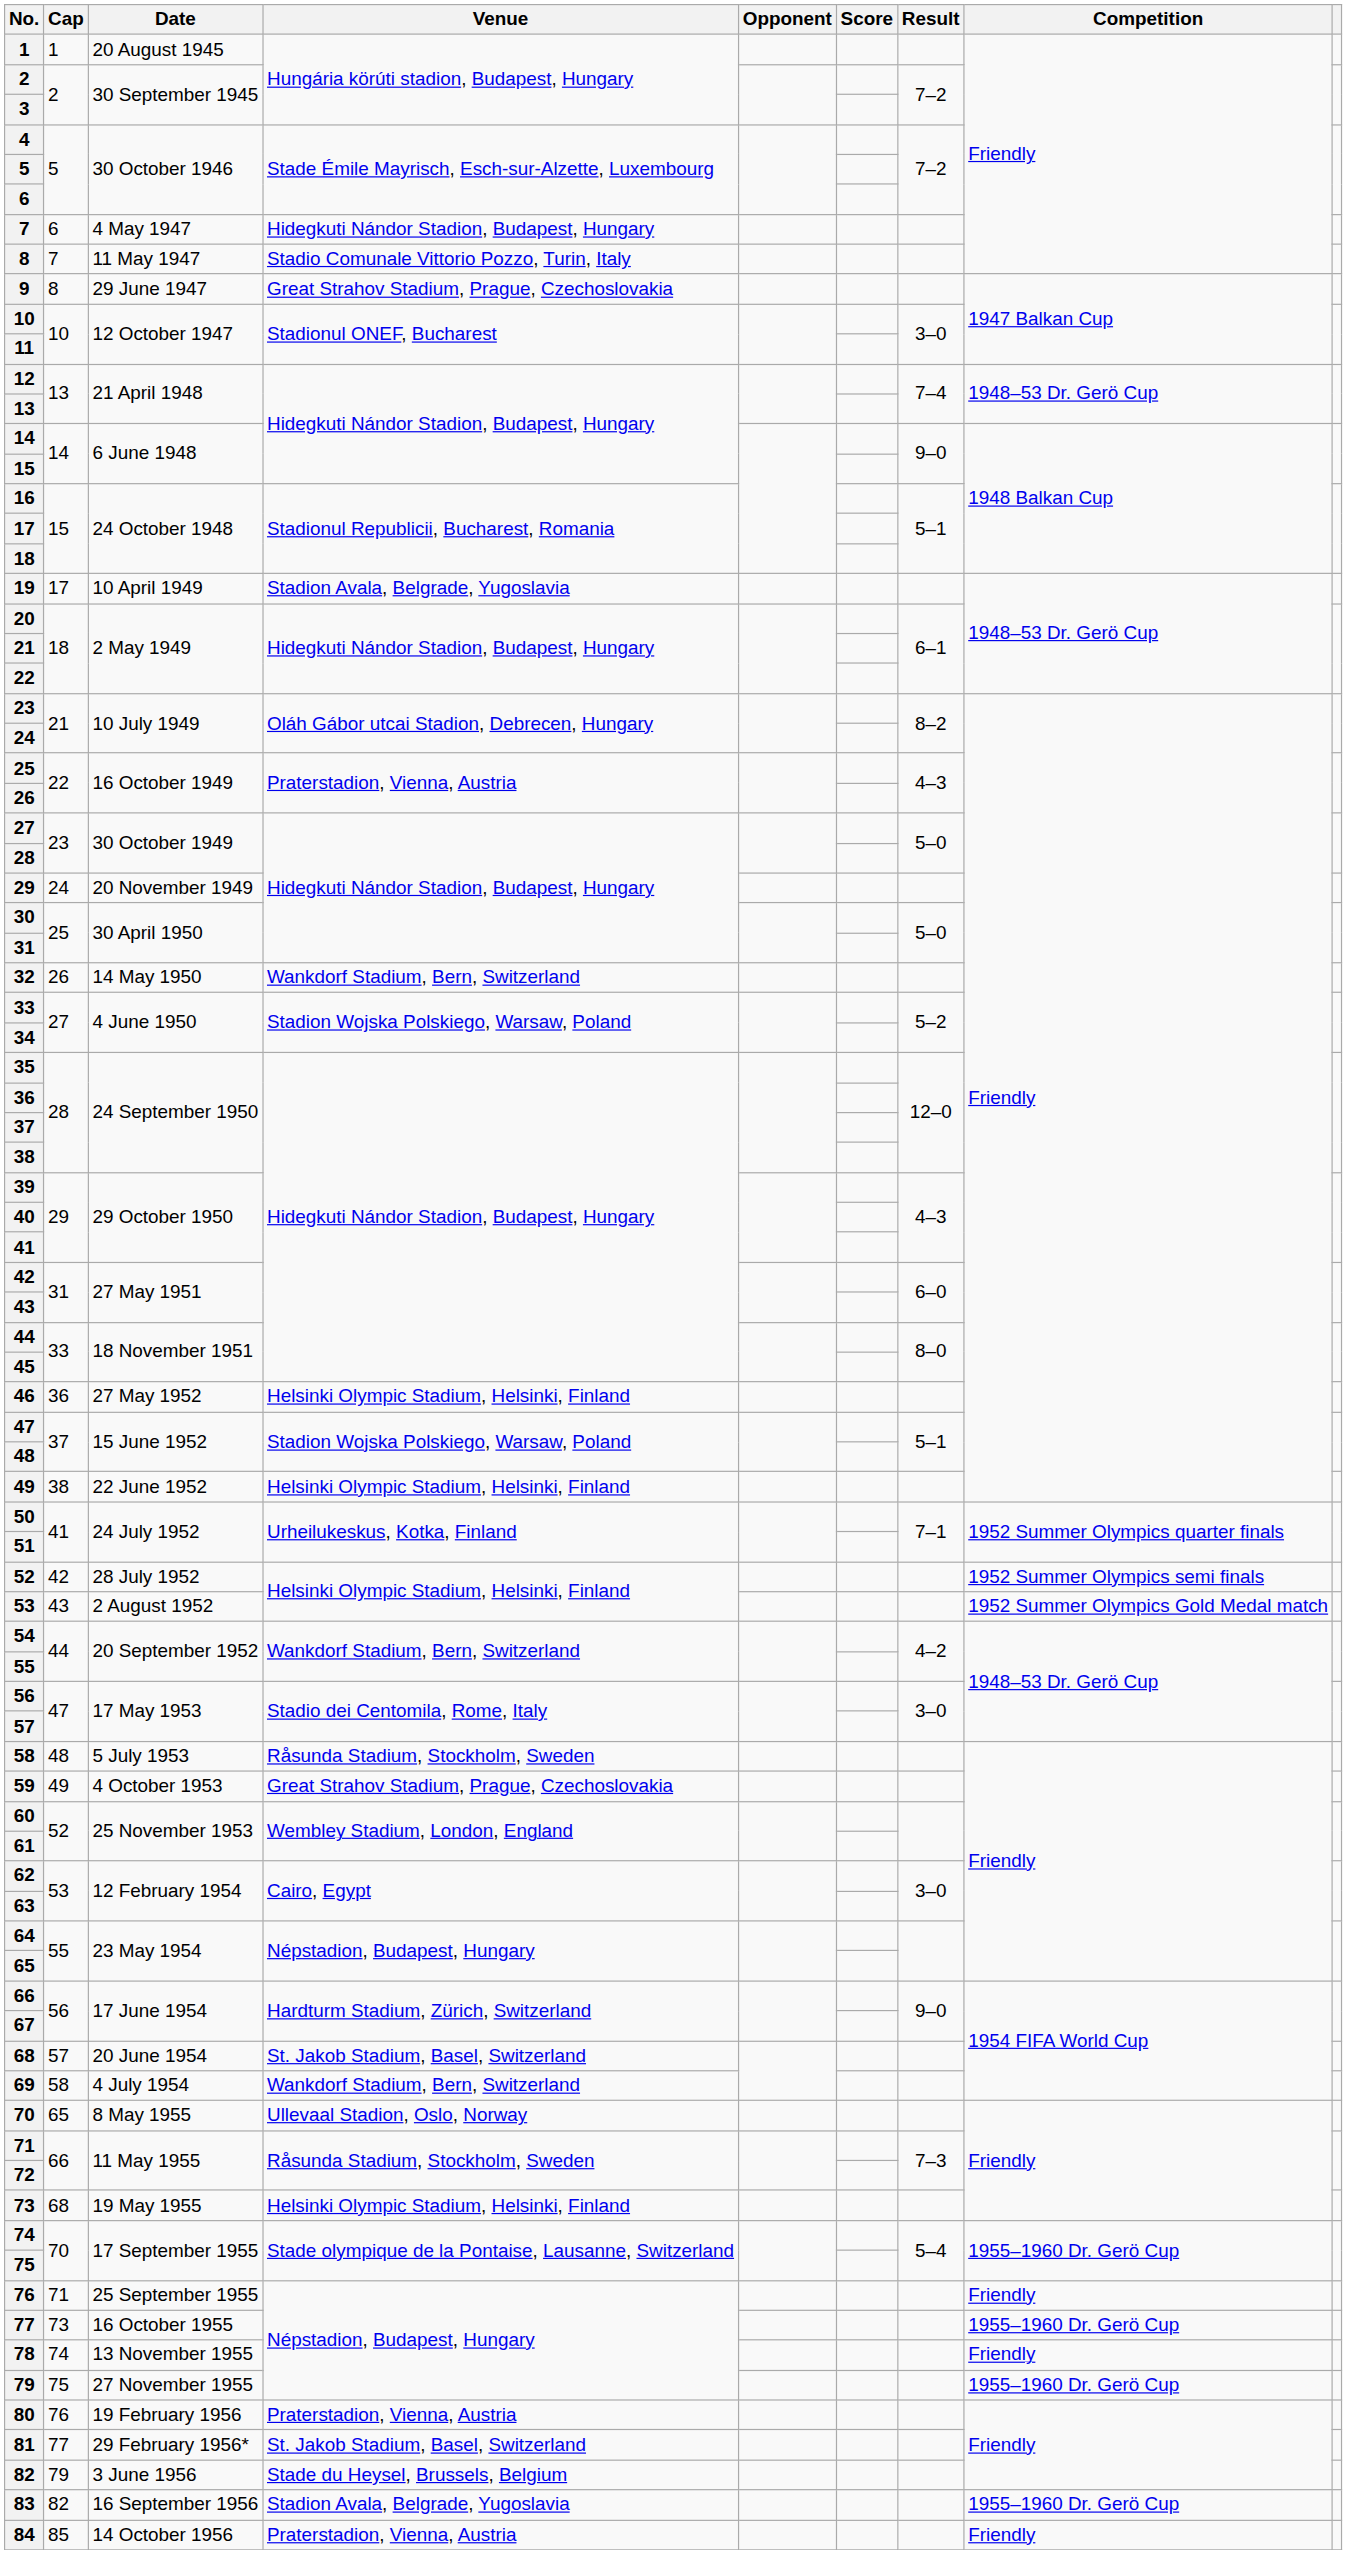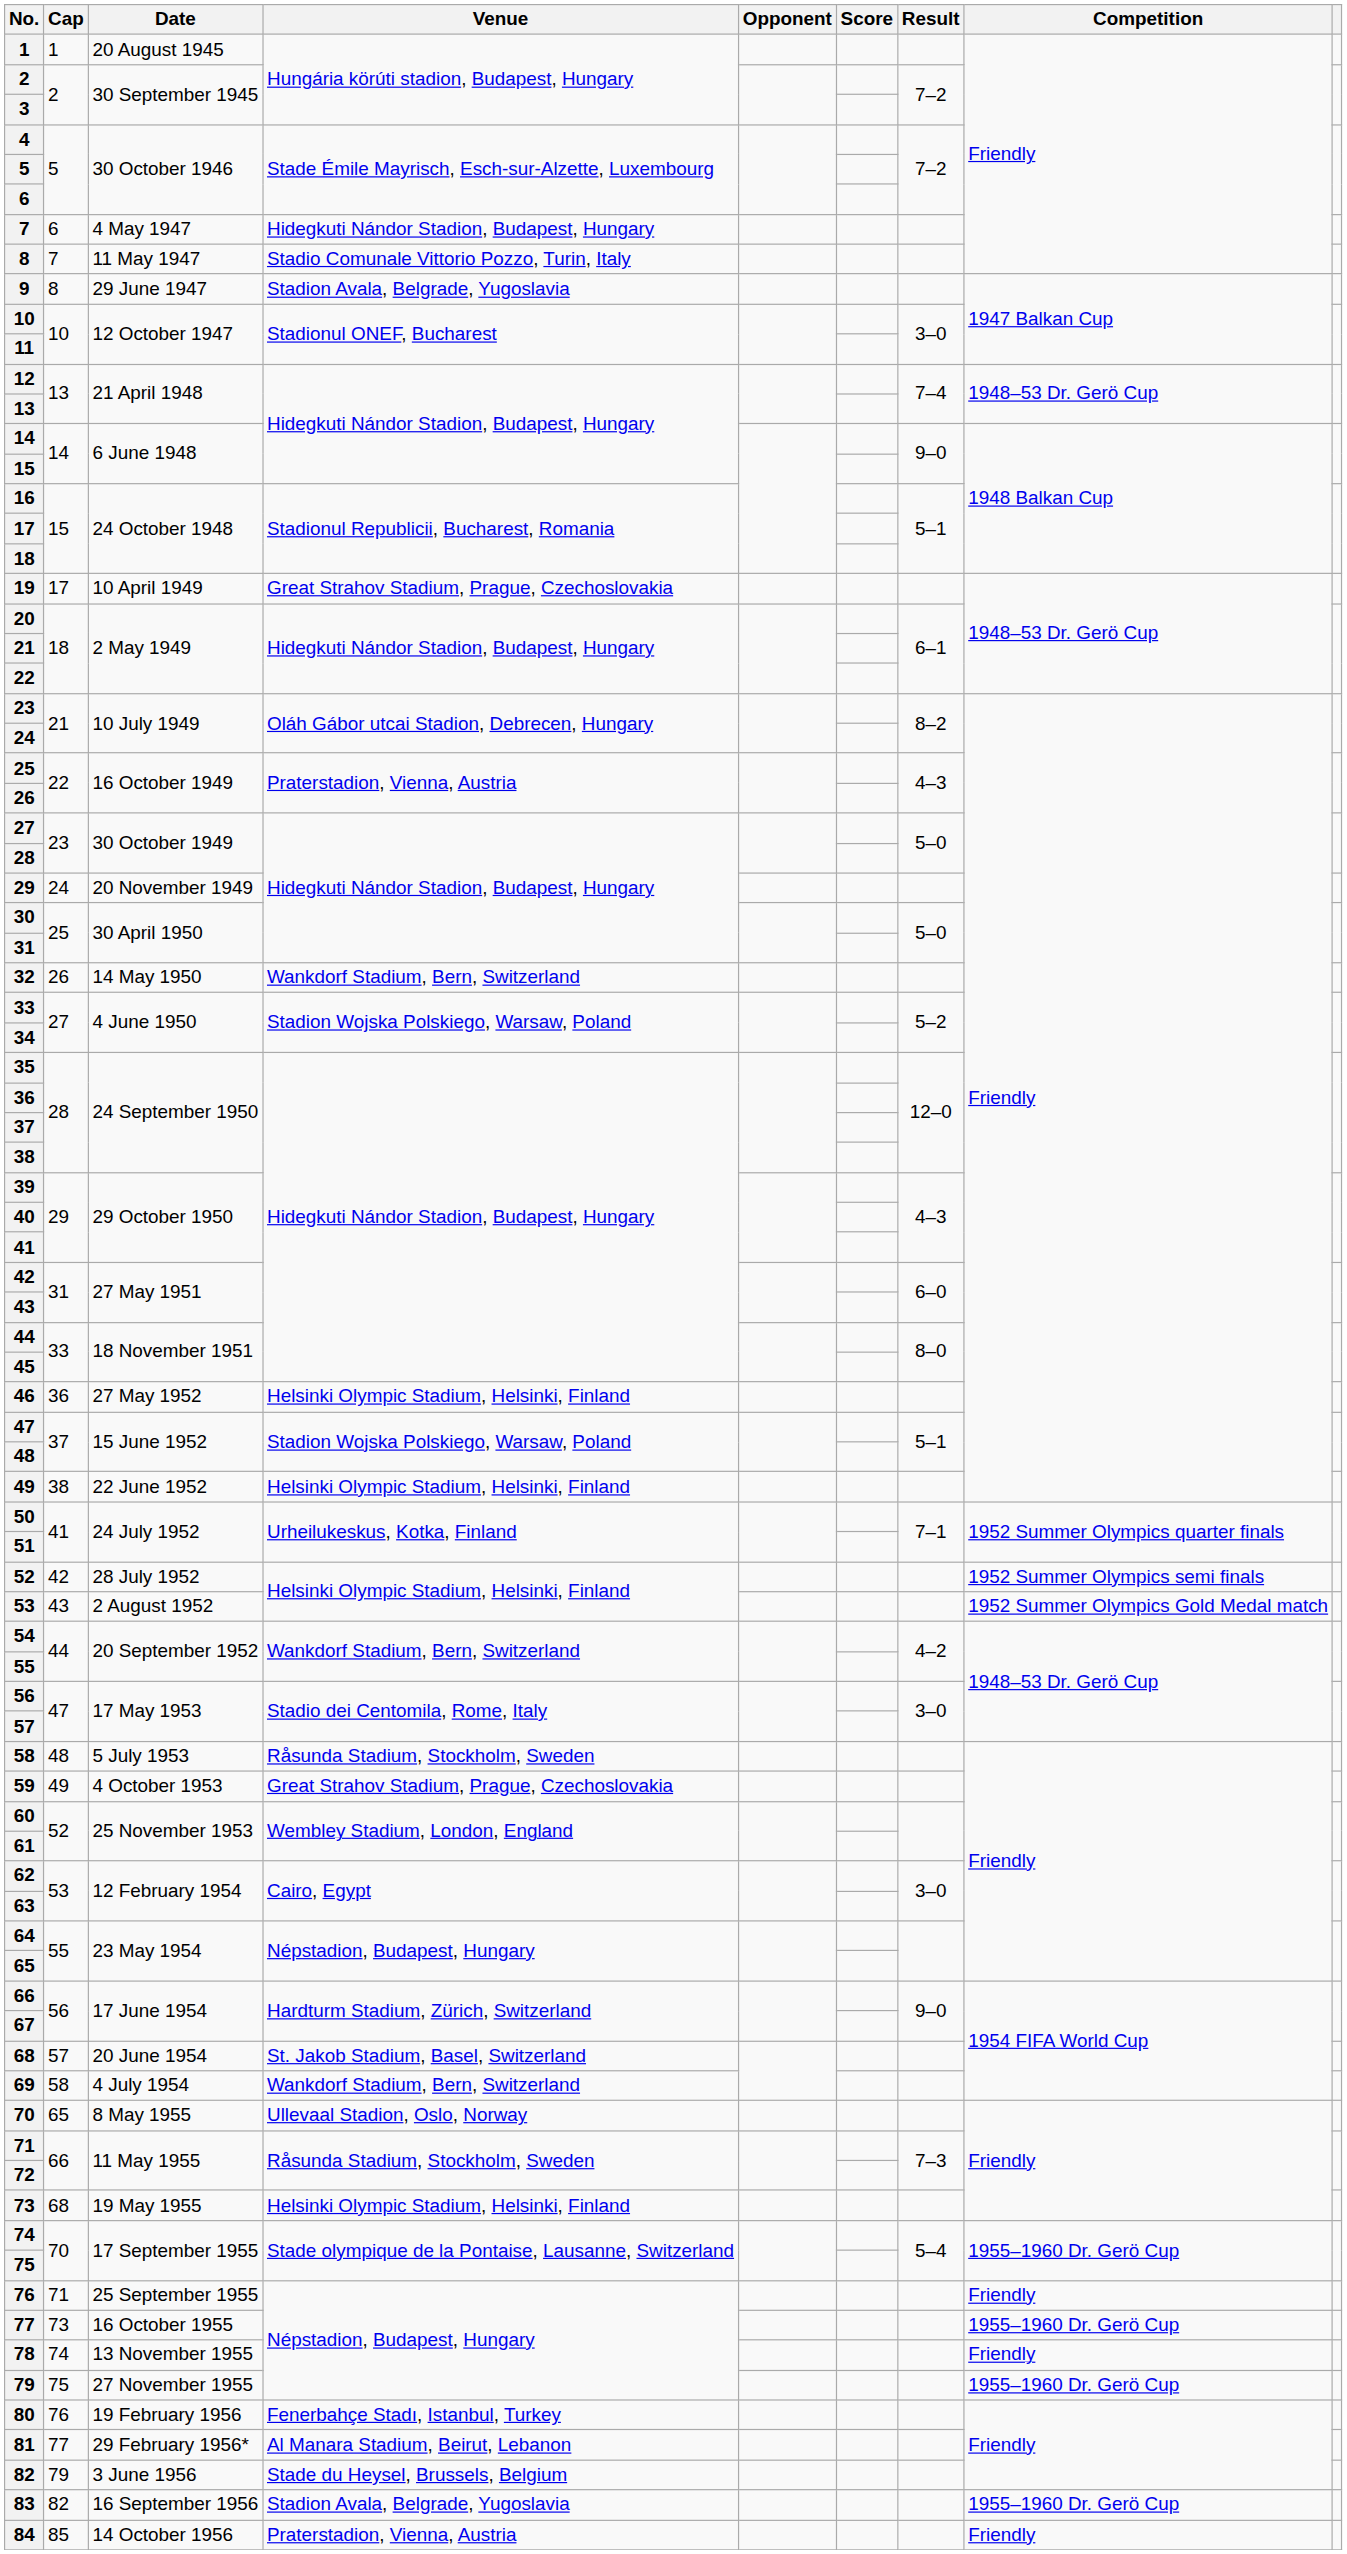(470, 288) Great Strahov Stadium, Prague, Czechoslovakia -> (418, 288) Stadion Avala, Belgrade, Yugoslavia
(418, 588) Stadion Avala, Belgrade, Yugoslavia -> (470, 588) Great Strahov Stadium, Prague, Czechoslovakia
(392, 2414) Praterstadion, Vienna, Austria -> (414, 2414) Fenerbahçe Stadı, Istanbul, Turkey
(427, 2444) St. Jakob Stadium, Basel, Switzerland -> (419, 2444) Al Manara Stadium, Beirut, Lebanon
